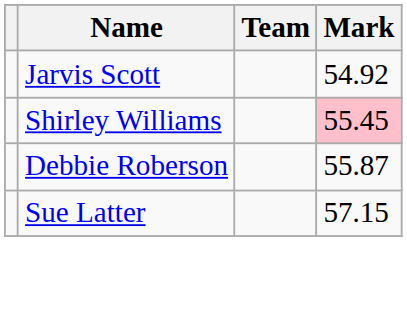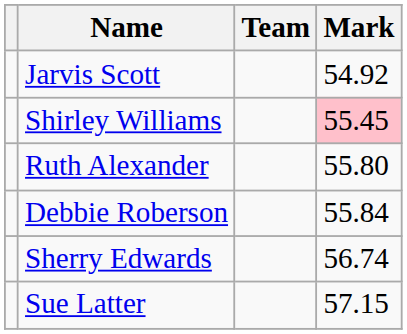+ row: (117, 166)
(356, 166) 55.87 -> (356, 212) 55.84
+ row: (118, 258)
